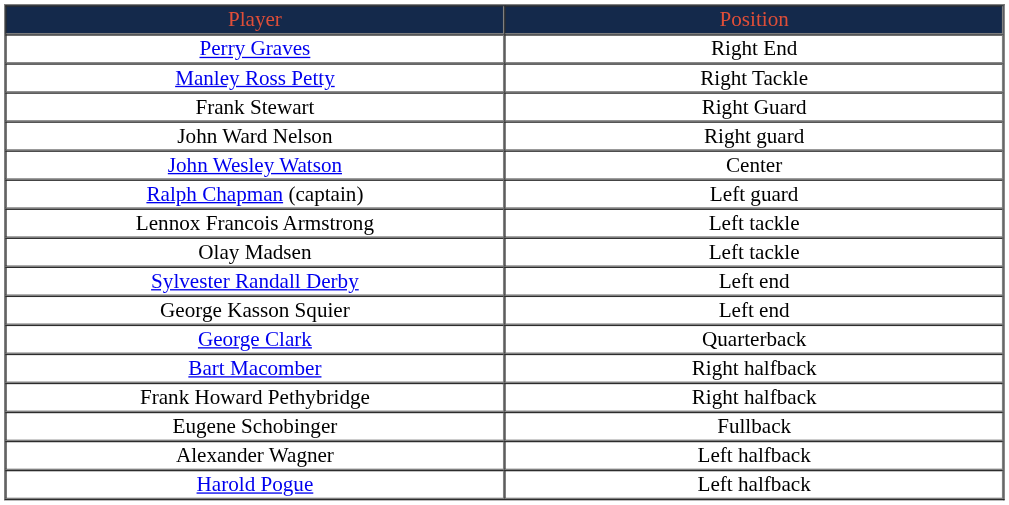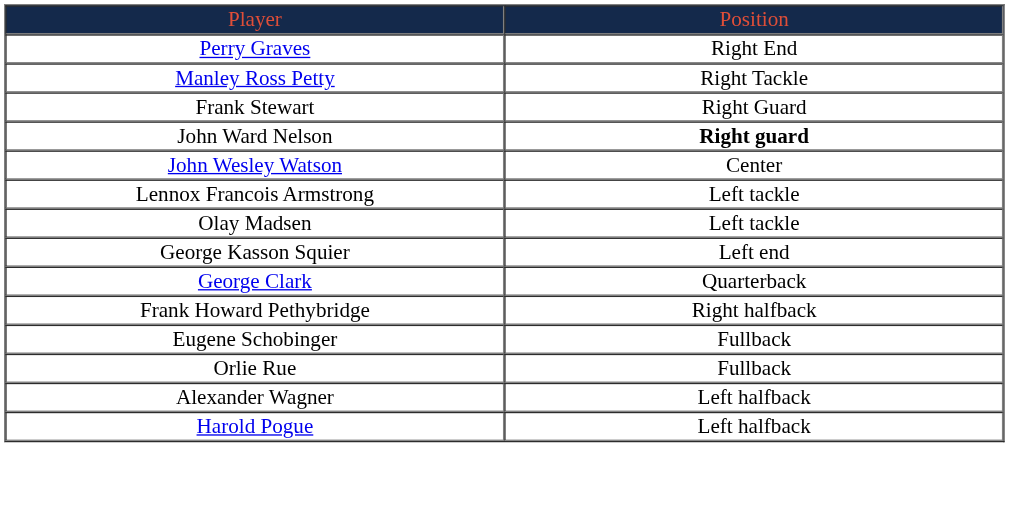(754, 135) normal -> (754, 135) bold
- row: (255, 193)
- row: (255, 281)
- row: (255, 368)
+ row: (255, 368)
